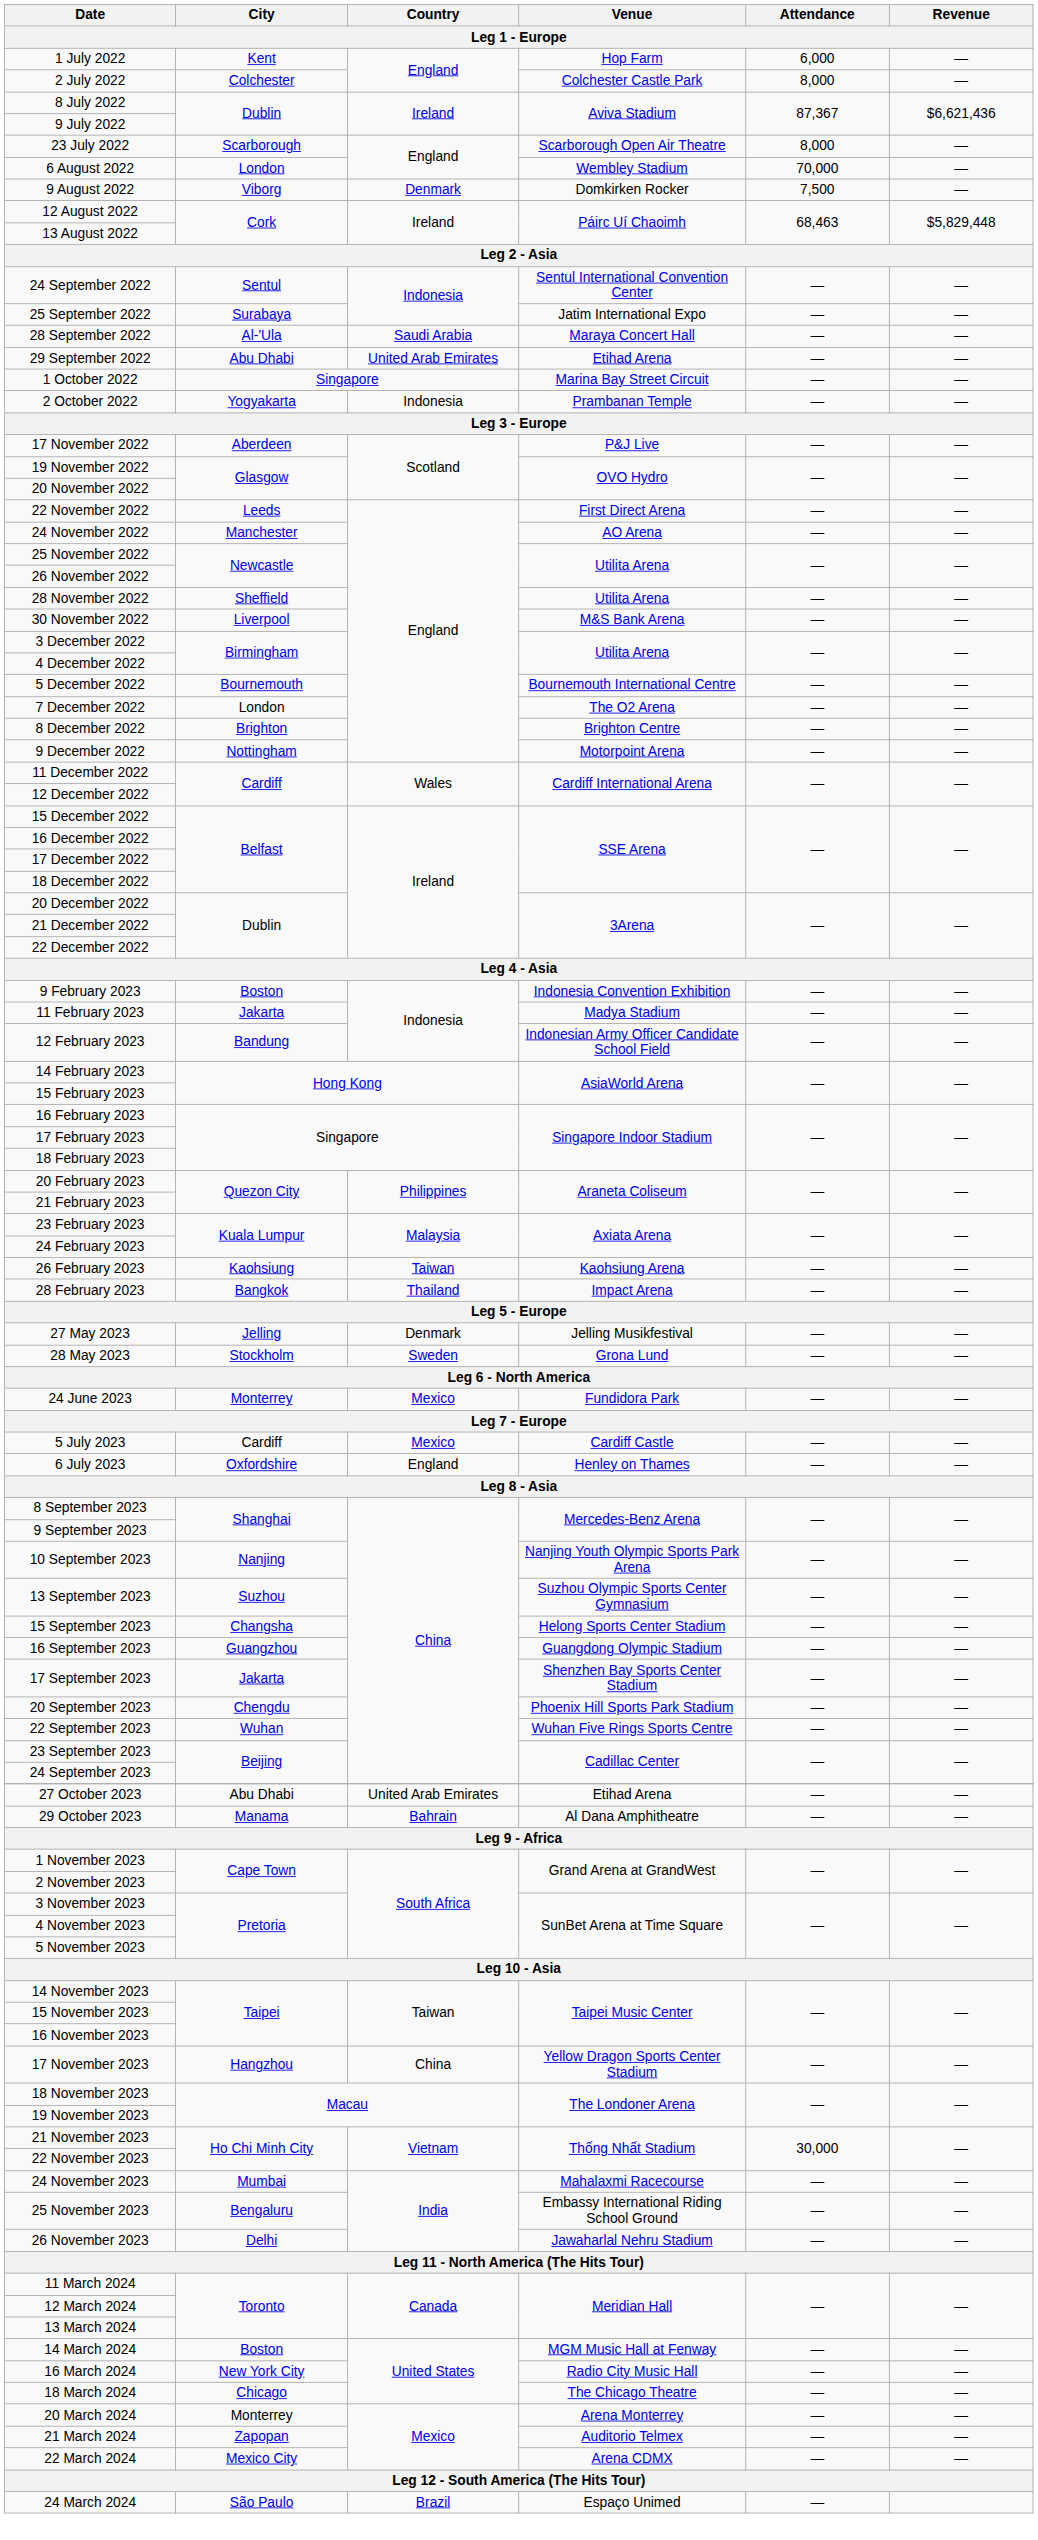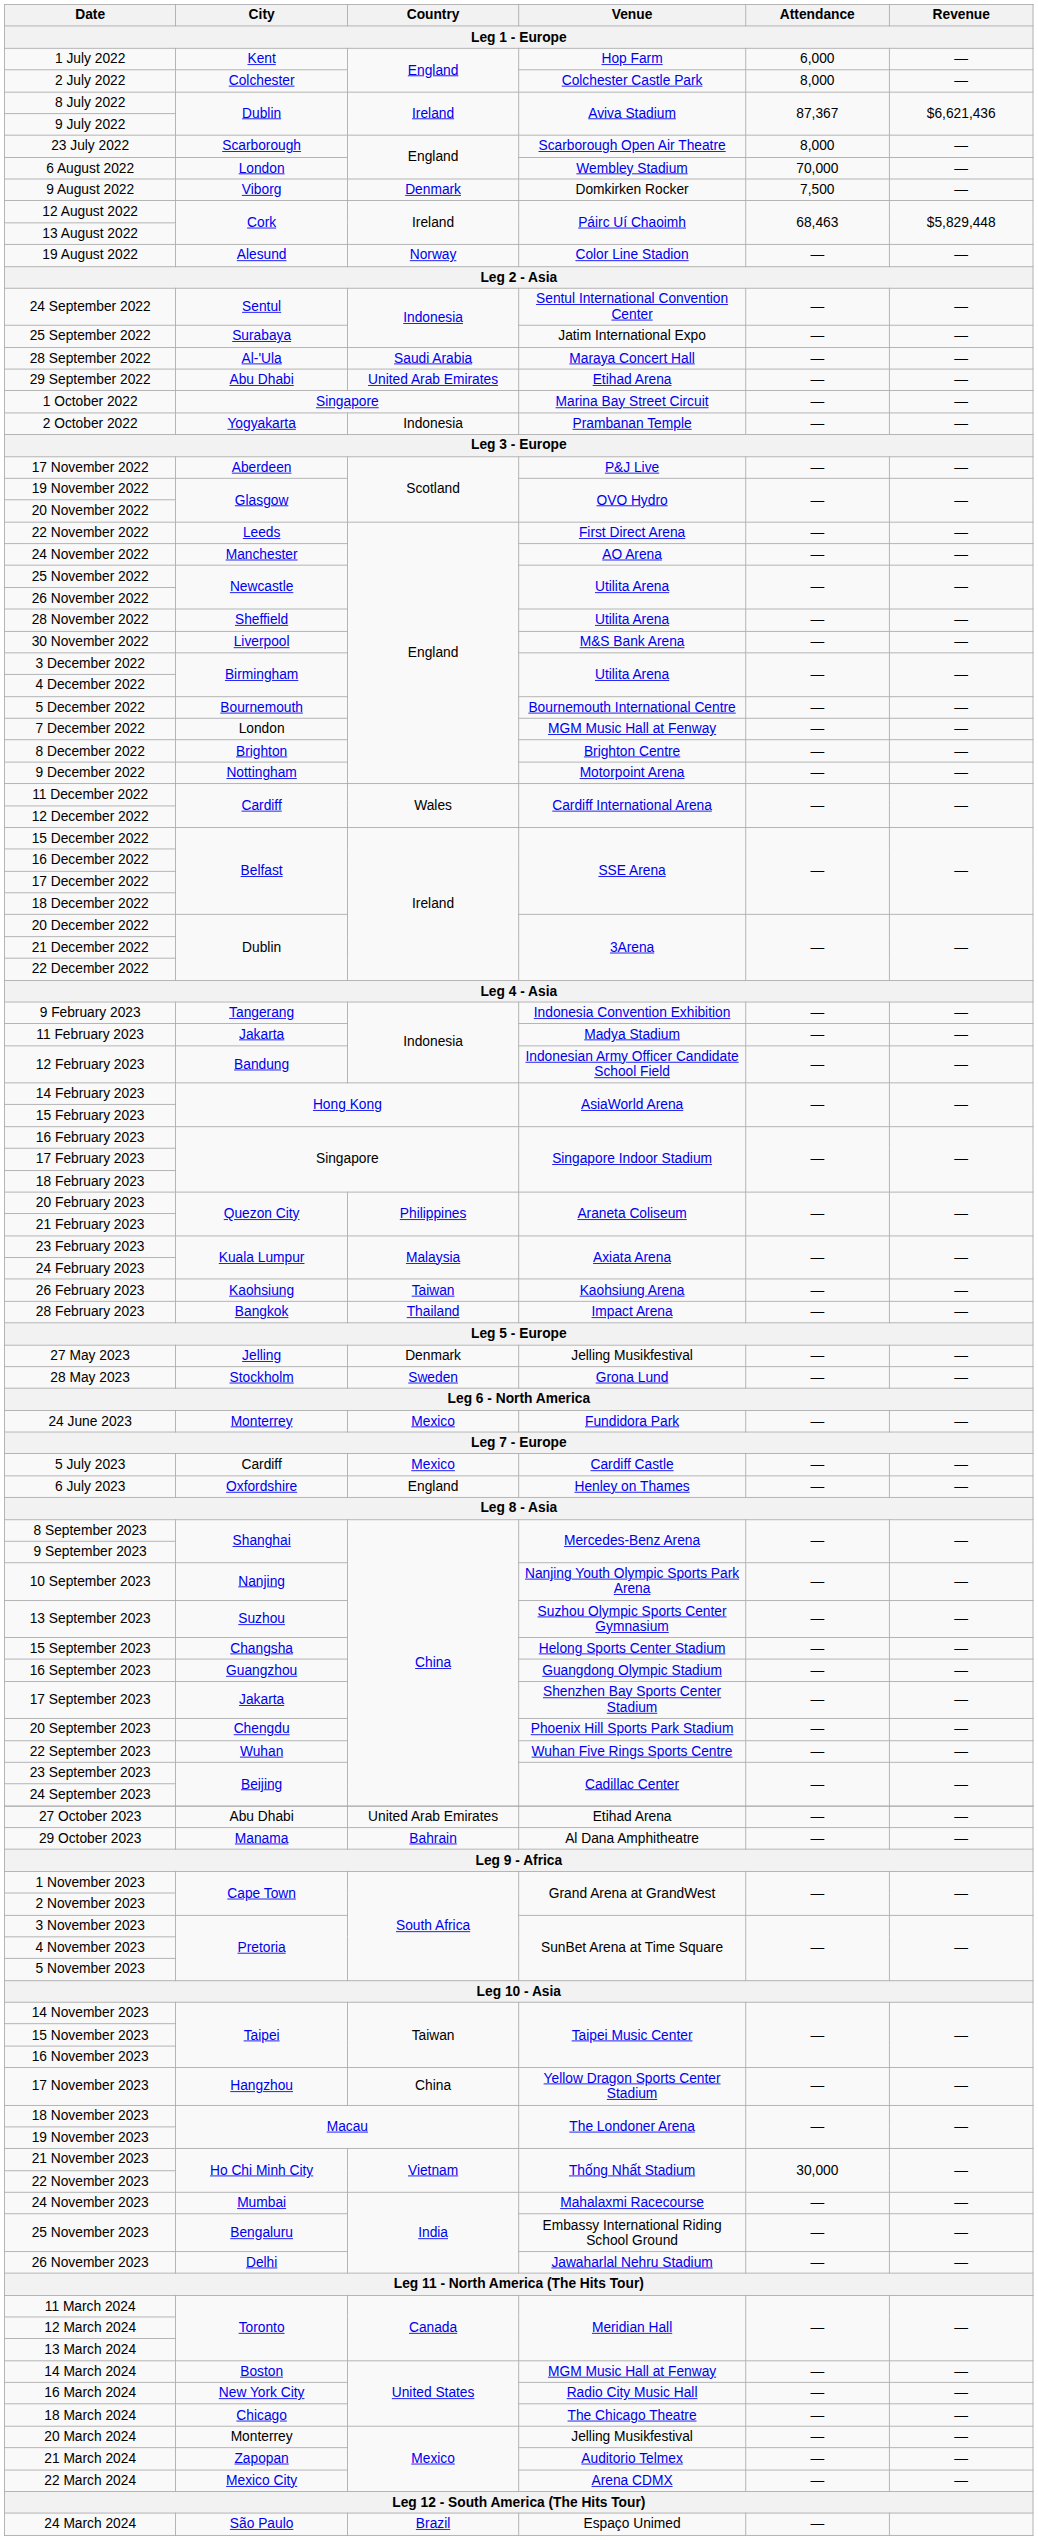+ row: (90, 255)
(632, 707) The O2 Arena -> (632, 729) MGM Music Hall at Fenway
(262, 991) Boston -> (262, 1012) Tangerang
(632, 2415) Arena Monterrey -> (632, 2436) Jelling Musikfestival
